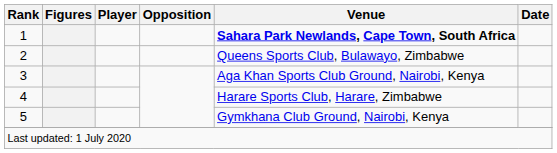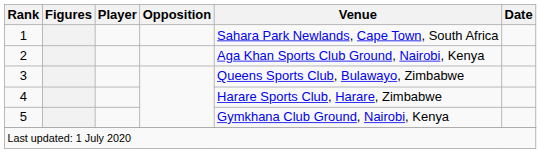(366, 35) bold -> (358, 35) normal
(341, 55) Queens Sports Club, Bulawayo, Zimbabwe -> (351, 55) Aga Khan Sports Club Ground, Nairobi, Kenya
(351, 76) Aga Khan Sports Club Ground, Nairobi, Kenya -> (341, 76) Queens Sports Club, Bulawayo, Zimbabwe
